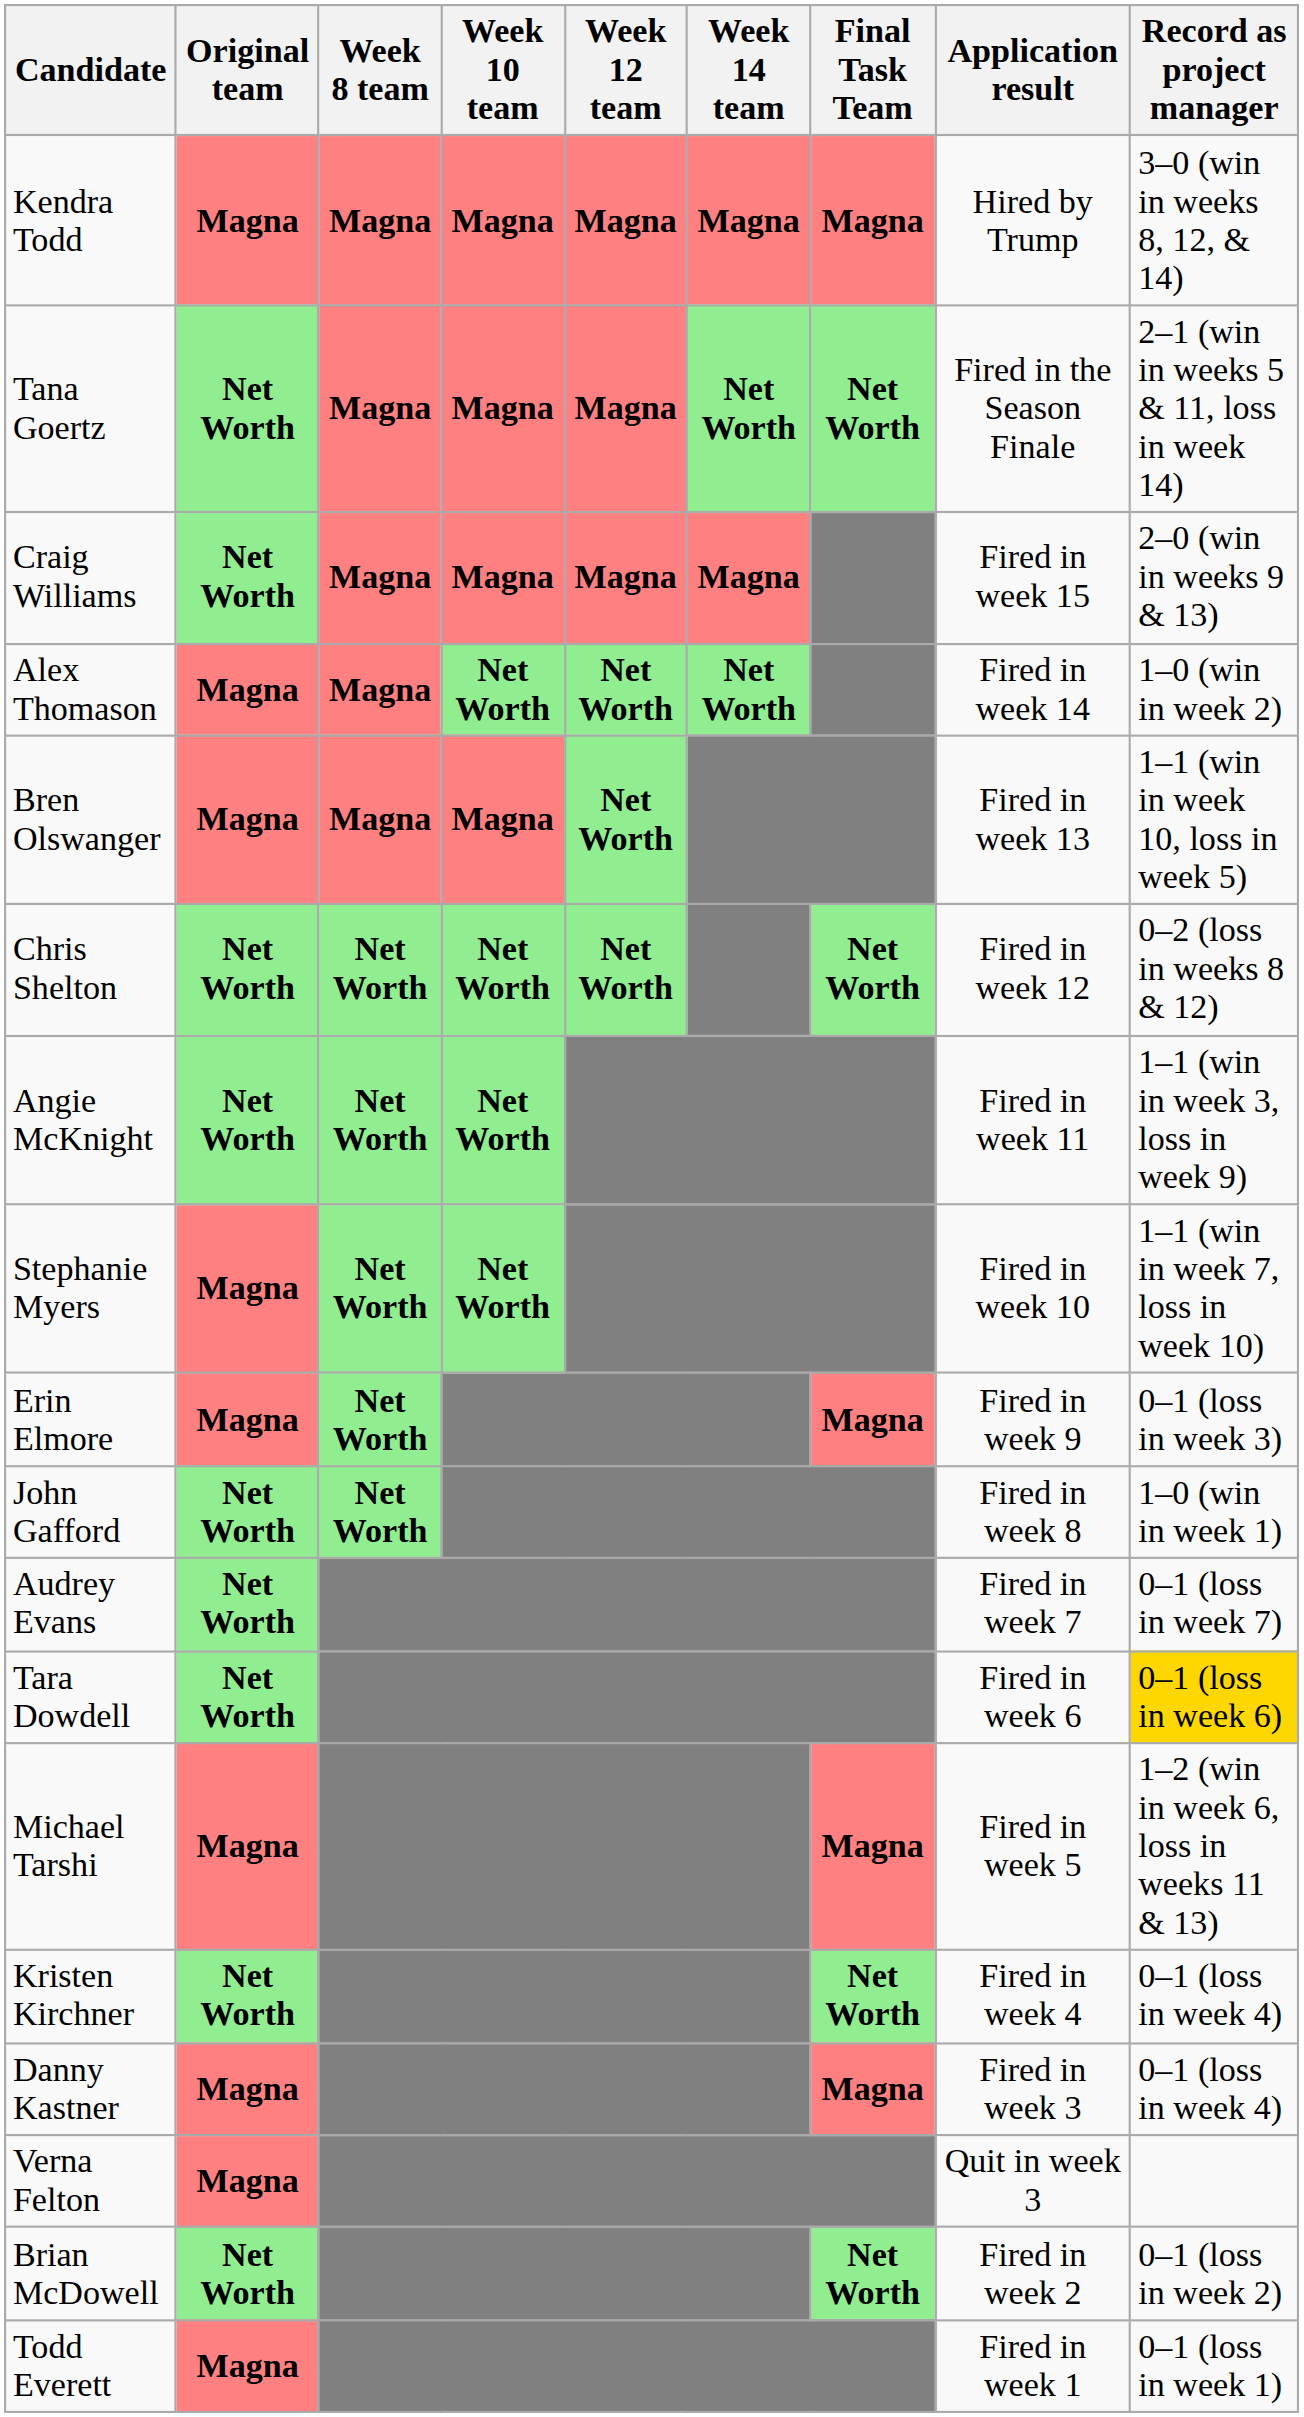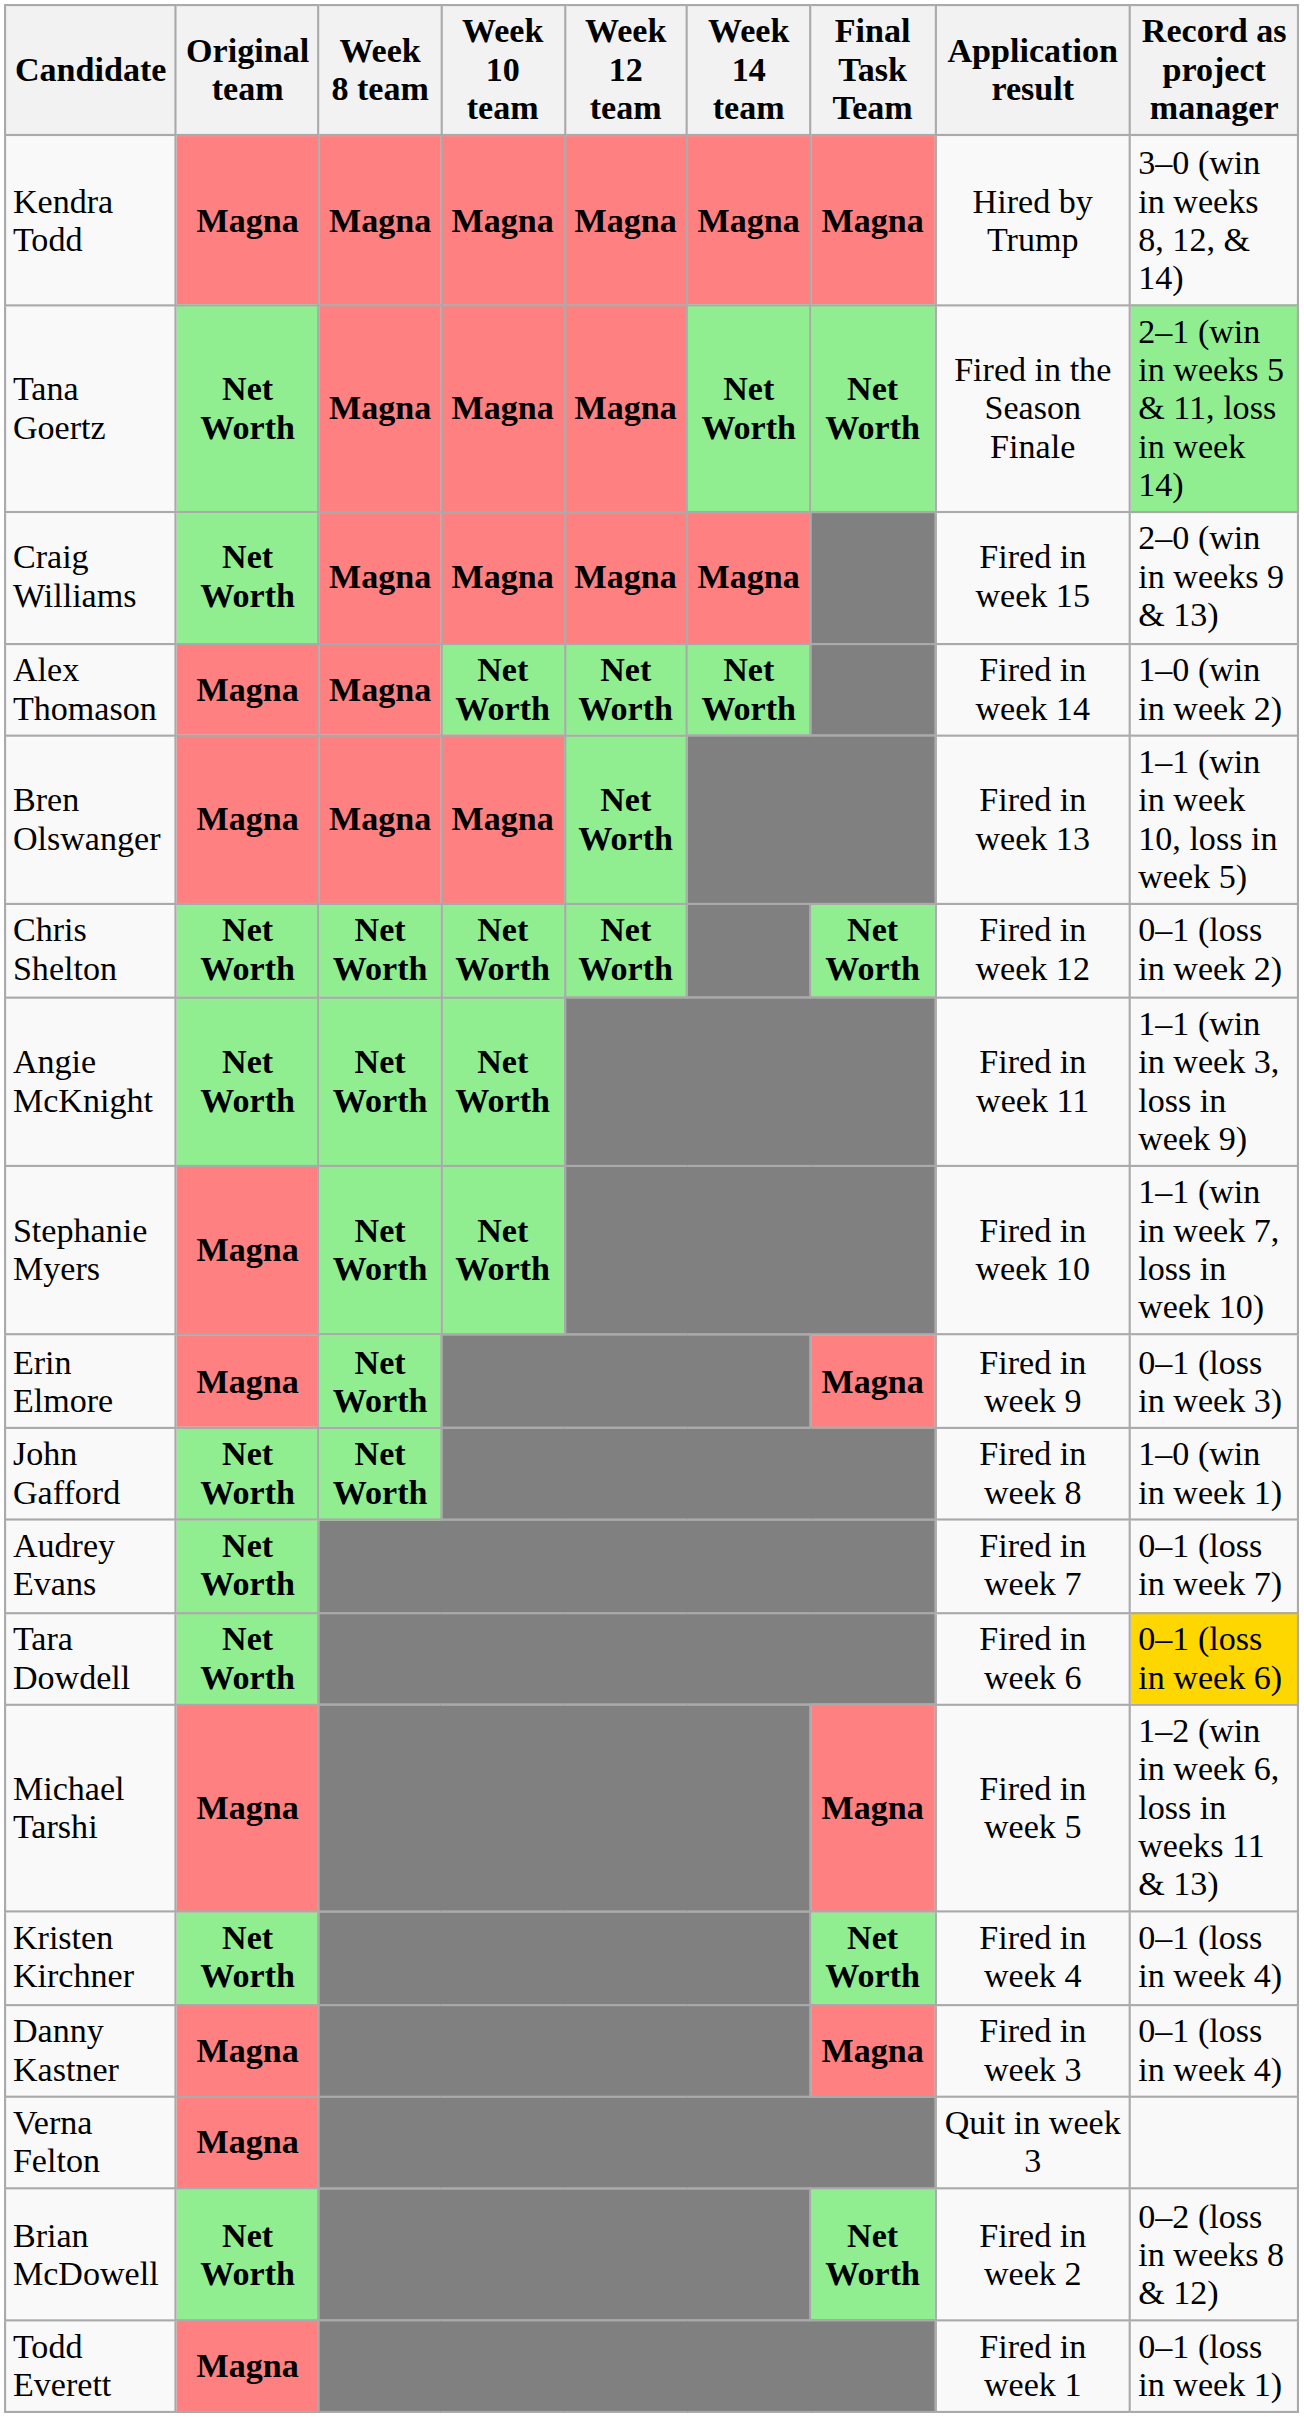(1211, 408) no background -> (1211, 408) lightgreen background
(1211, 969) 0–2 (loss in weeks 8 & 12) -> (1210, 950) 0–1 (loss in week 2)
(1210, 2273) 0–1 (loss in week 2) -> (1211, 2253) 0–2 (loss in weeks 8 & 12)
